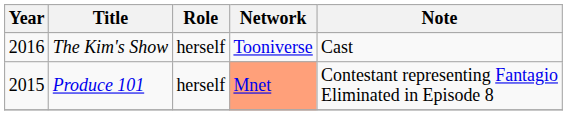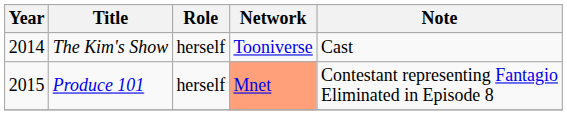(27, 47) 2016 -> (27, 47) 2014
